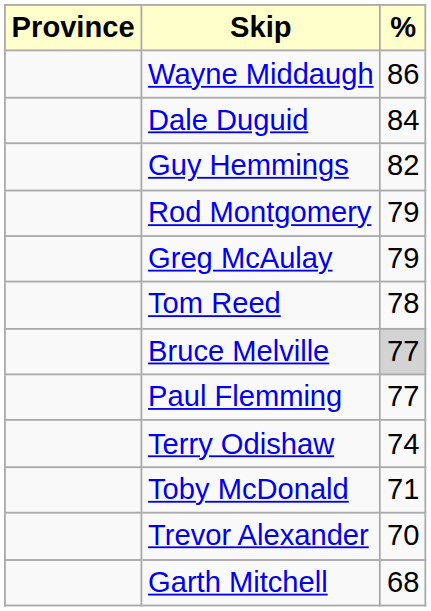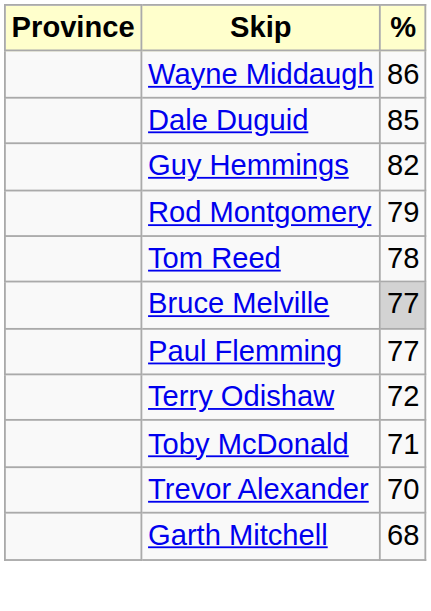(403, 119) 84 -> (403, 119) 85
- row: (240, 258)
(403, 443) 74 -> (403, 397) 72
